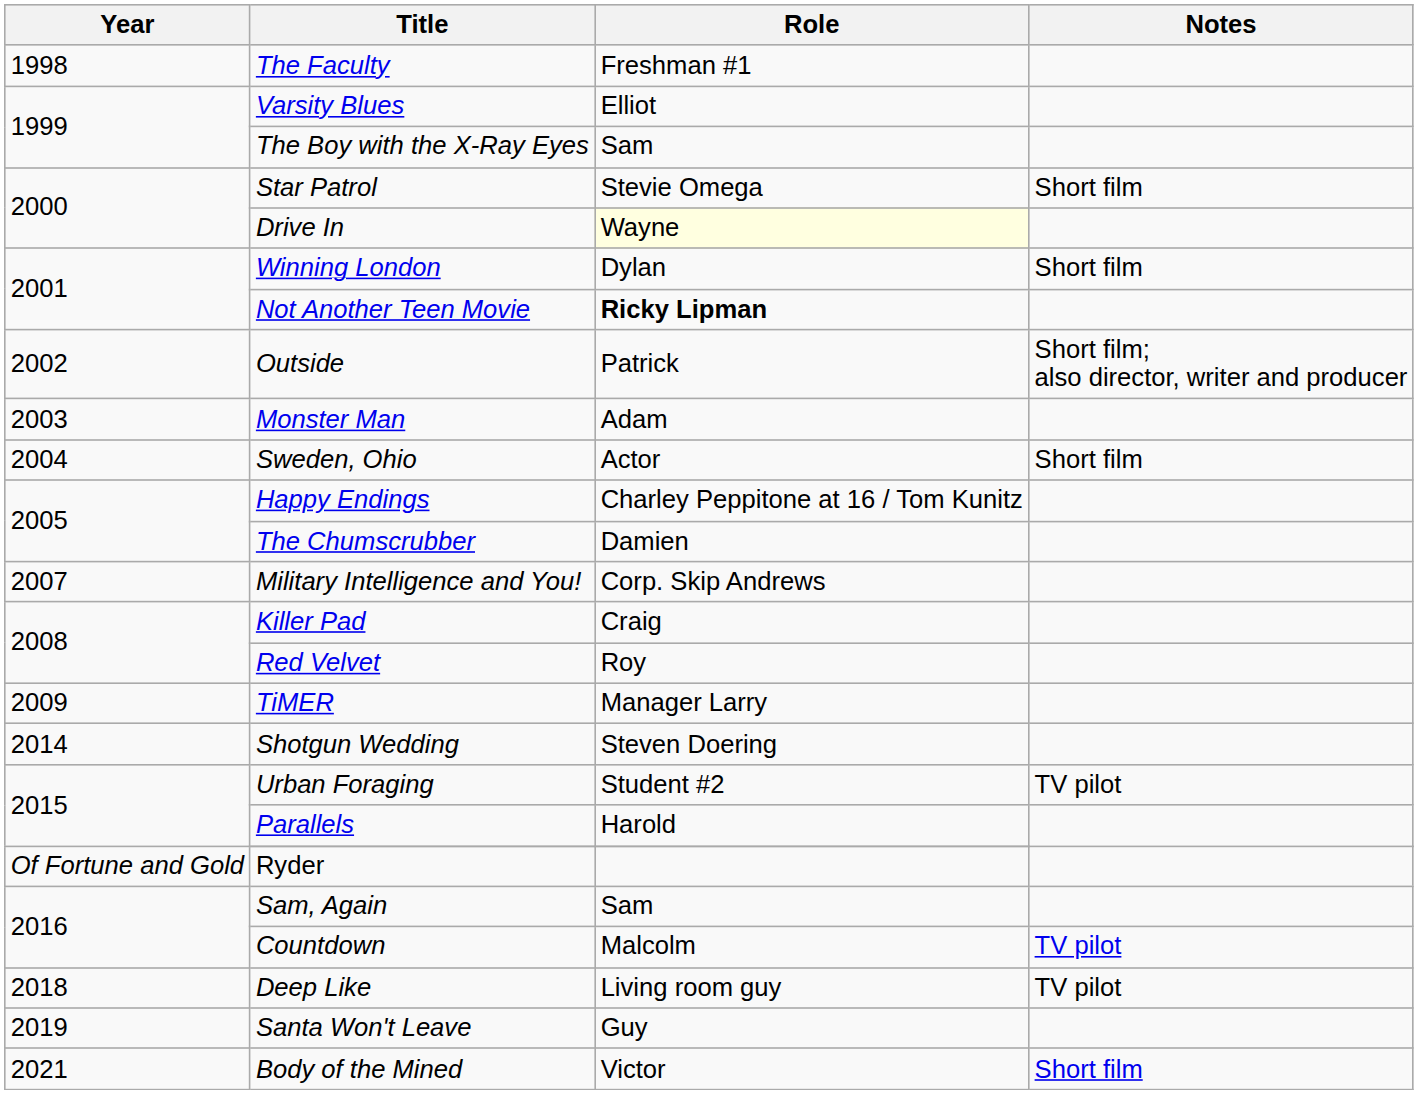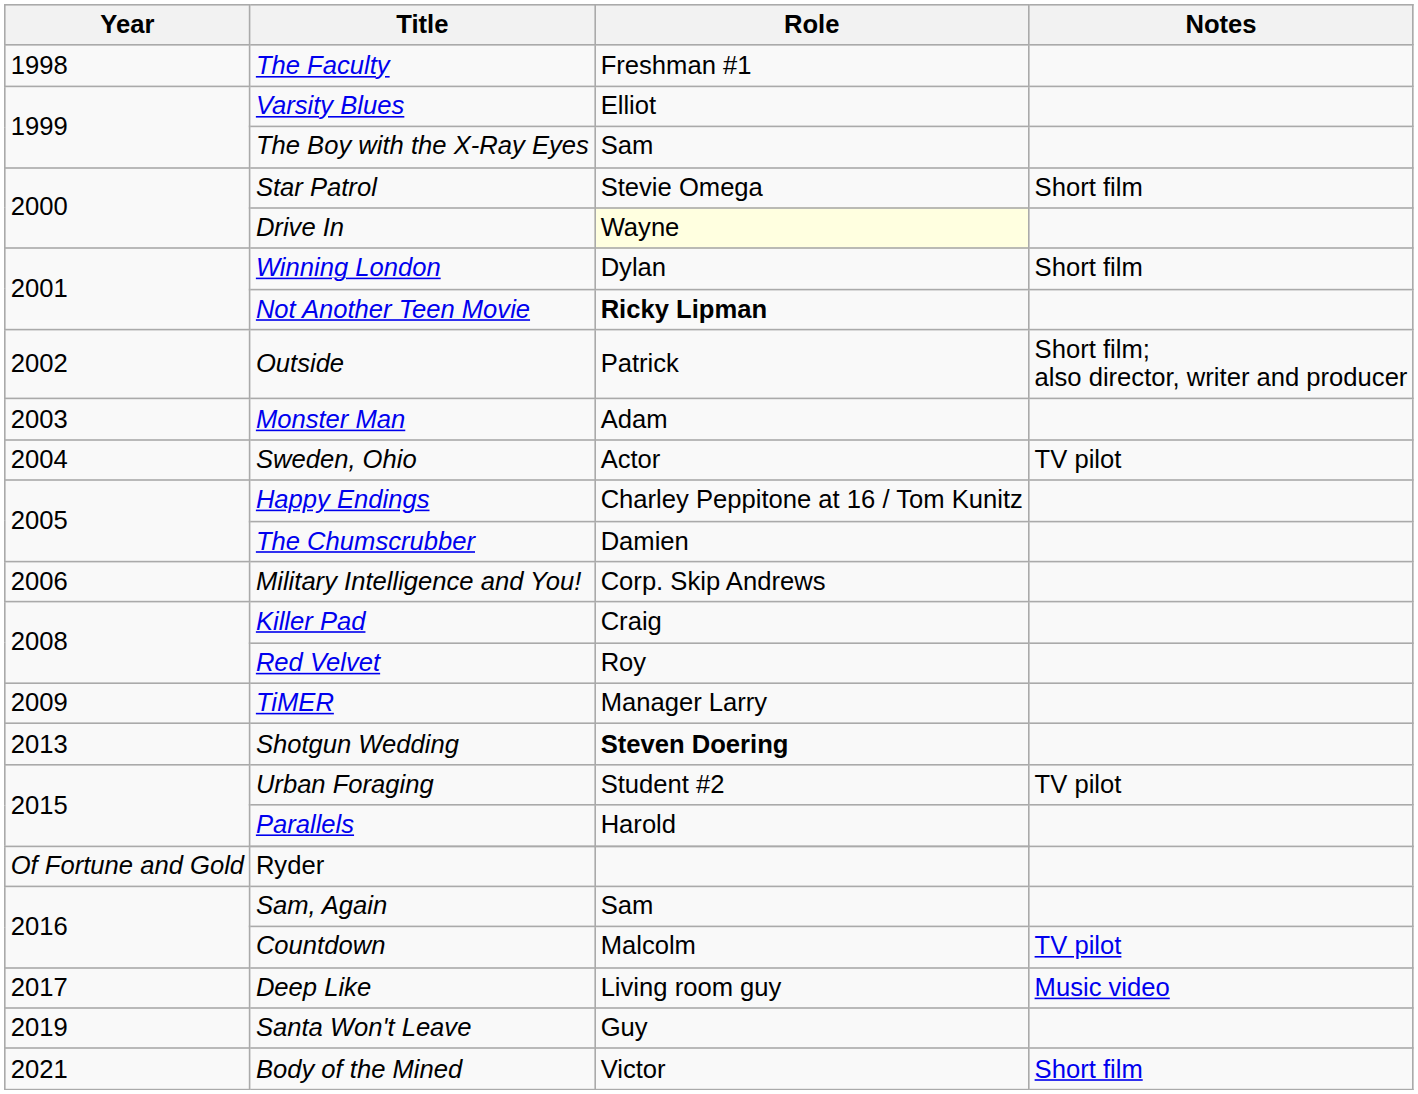(1089, 459) Short film -> (1078, 459) TV pilot
(39, 581) 2007 -> (39, 581) 2006
(39, 743) 2014 -> (39, 743) 2013
(689, 743) normal -> (695, 743) bold
(39, 987) 2018 -> (39, 987) 2017
(1078, 987) TV pilot -> (1102, 987) Music video
